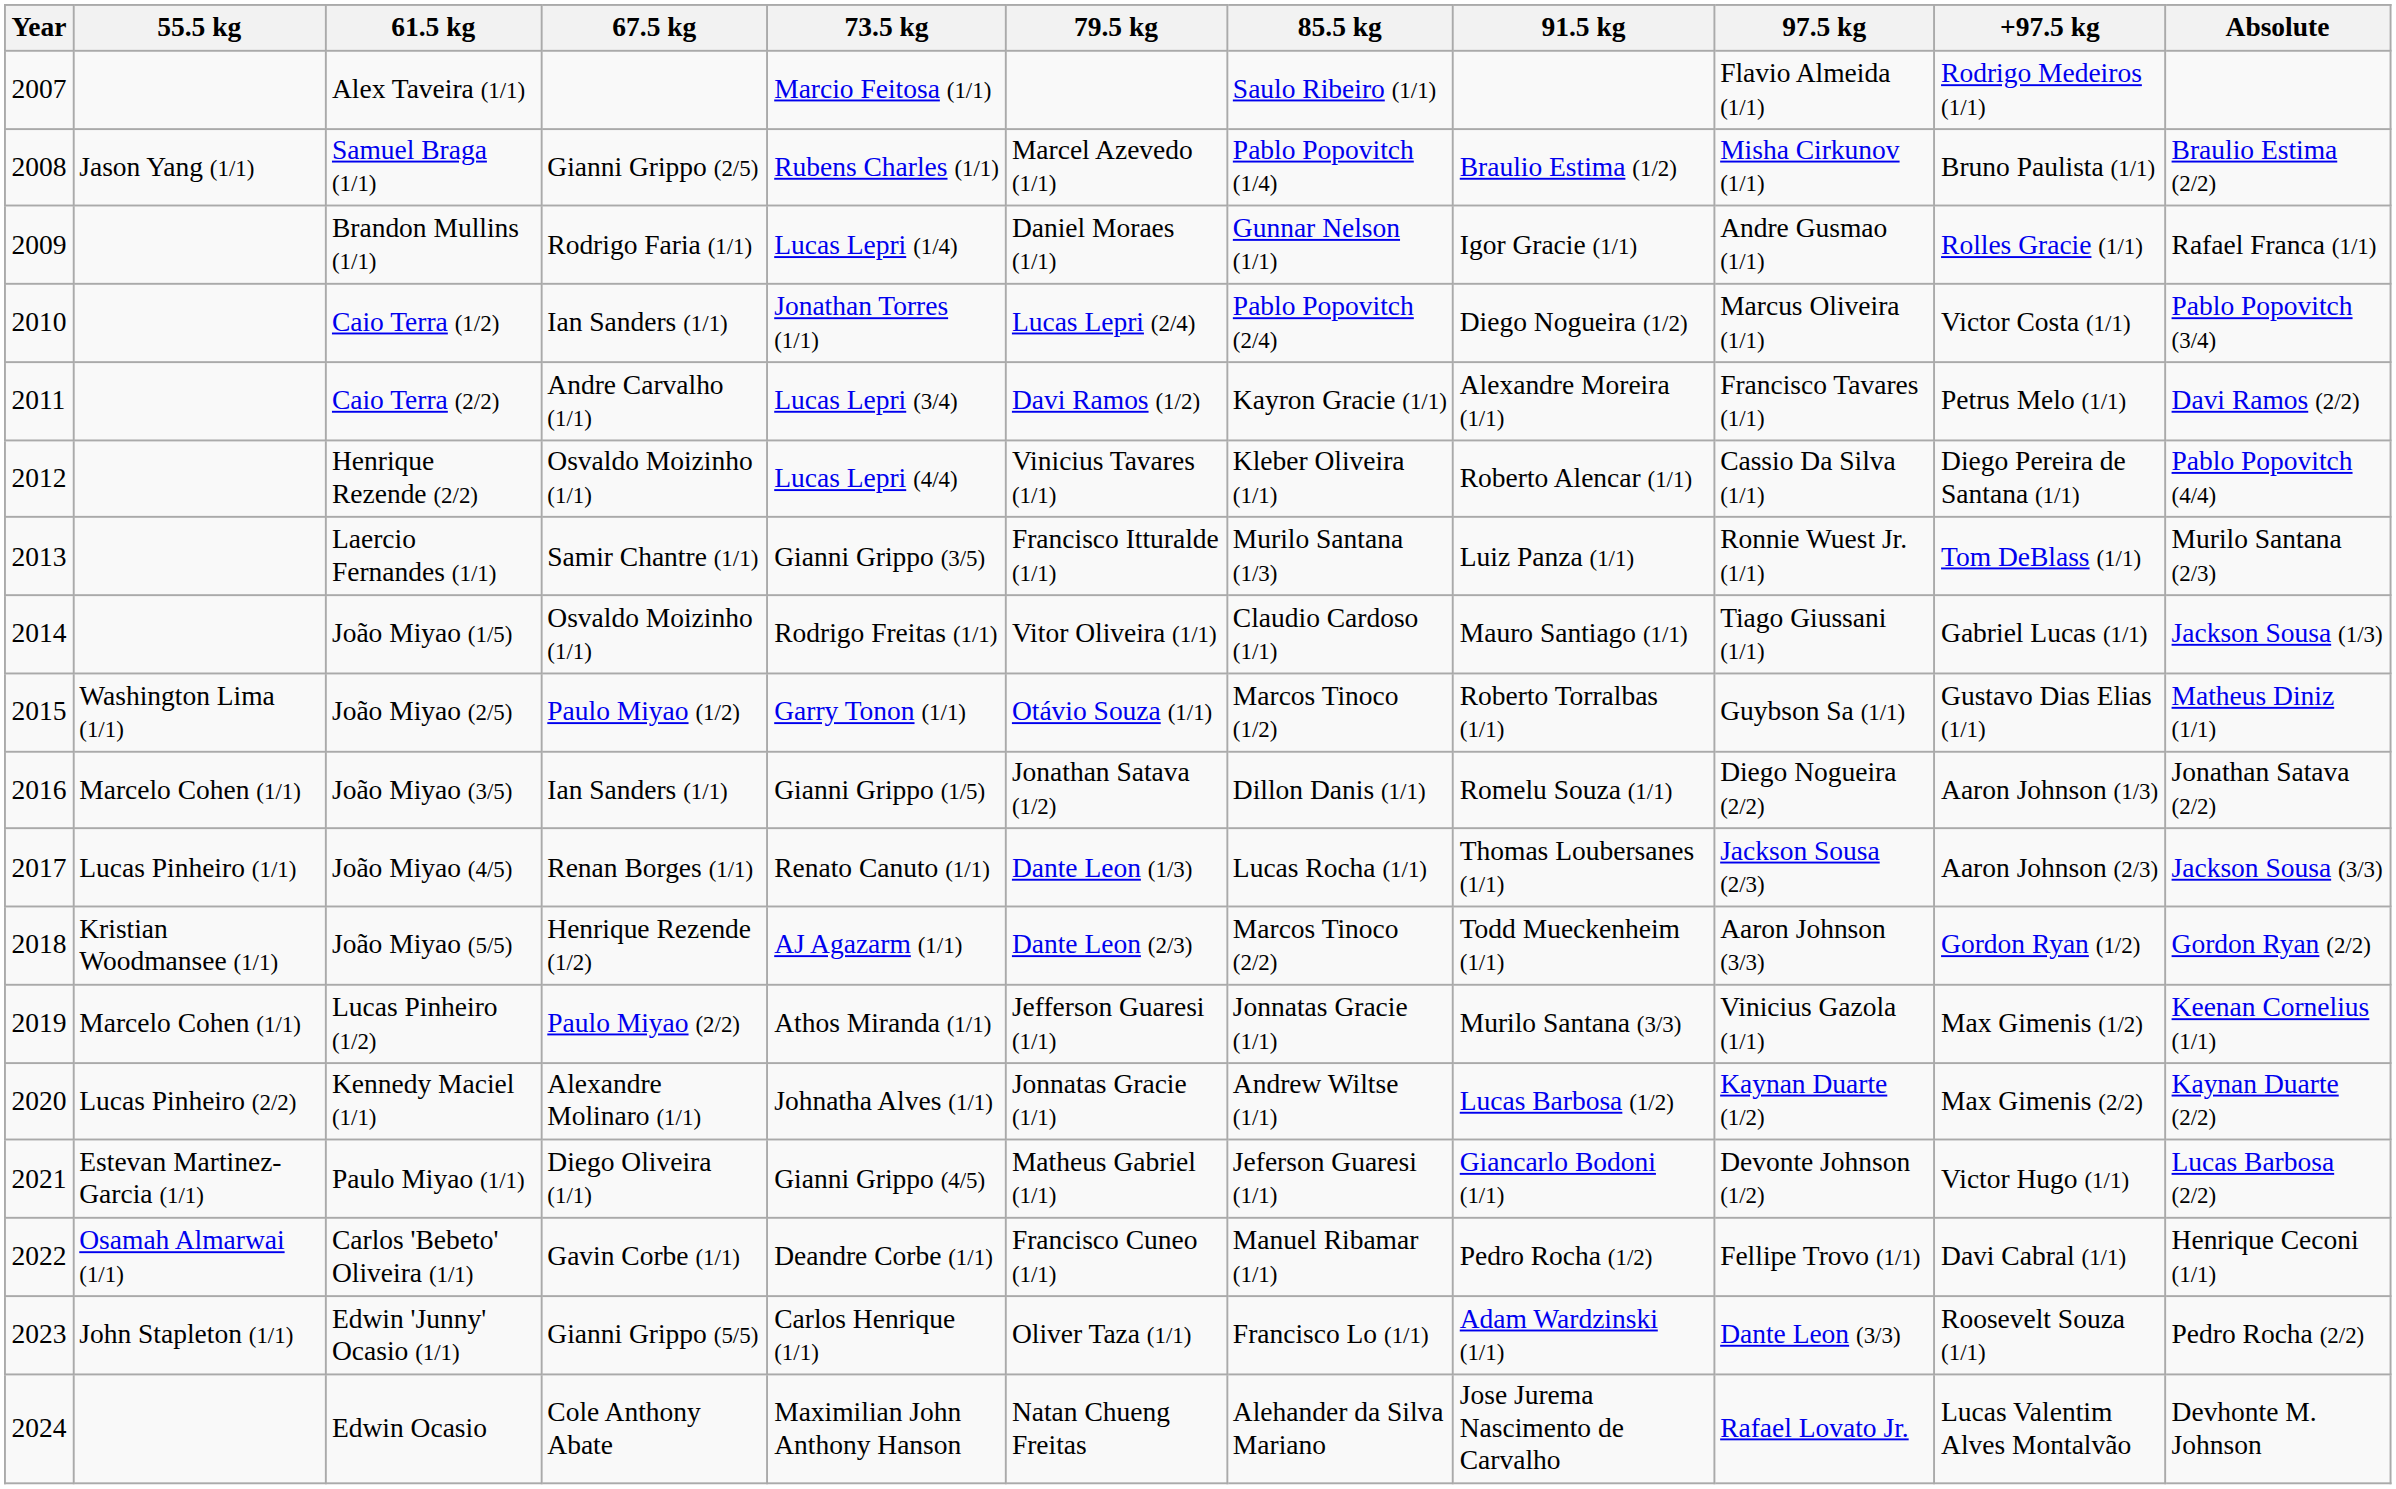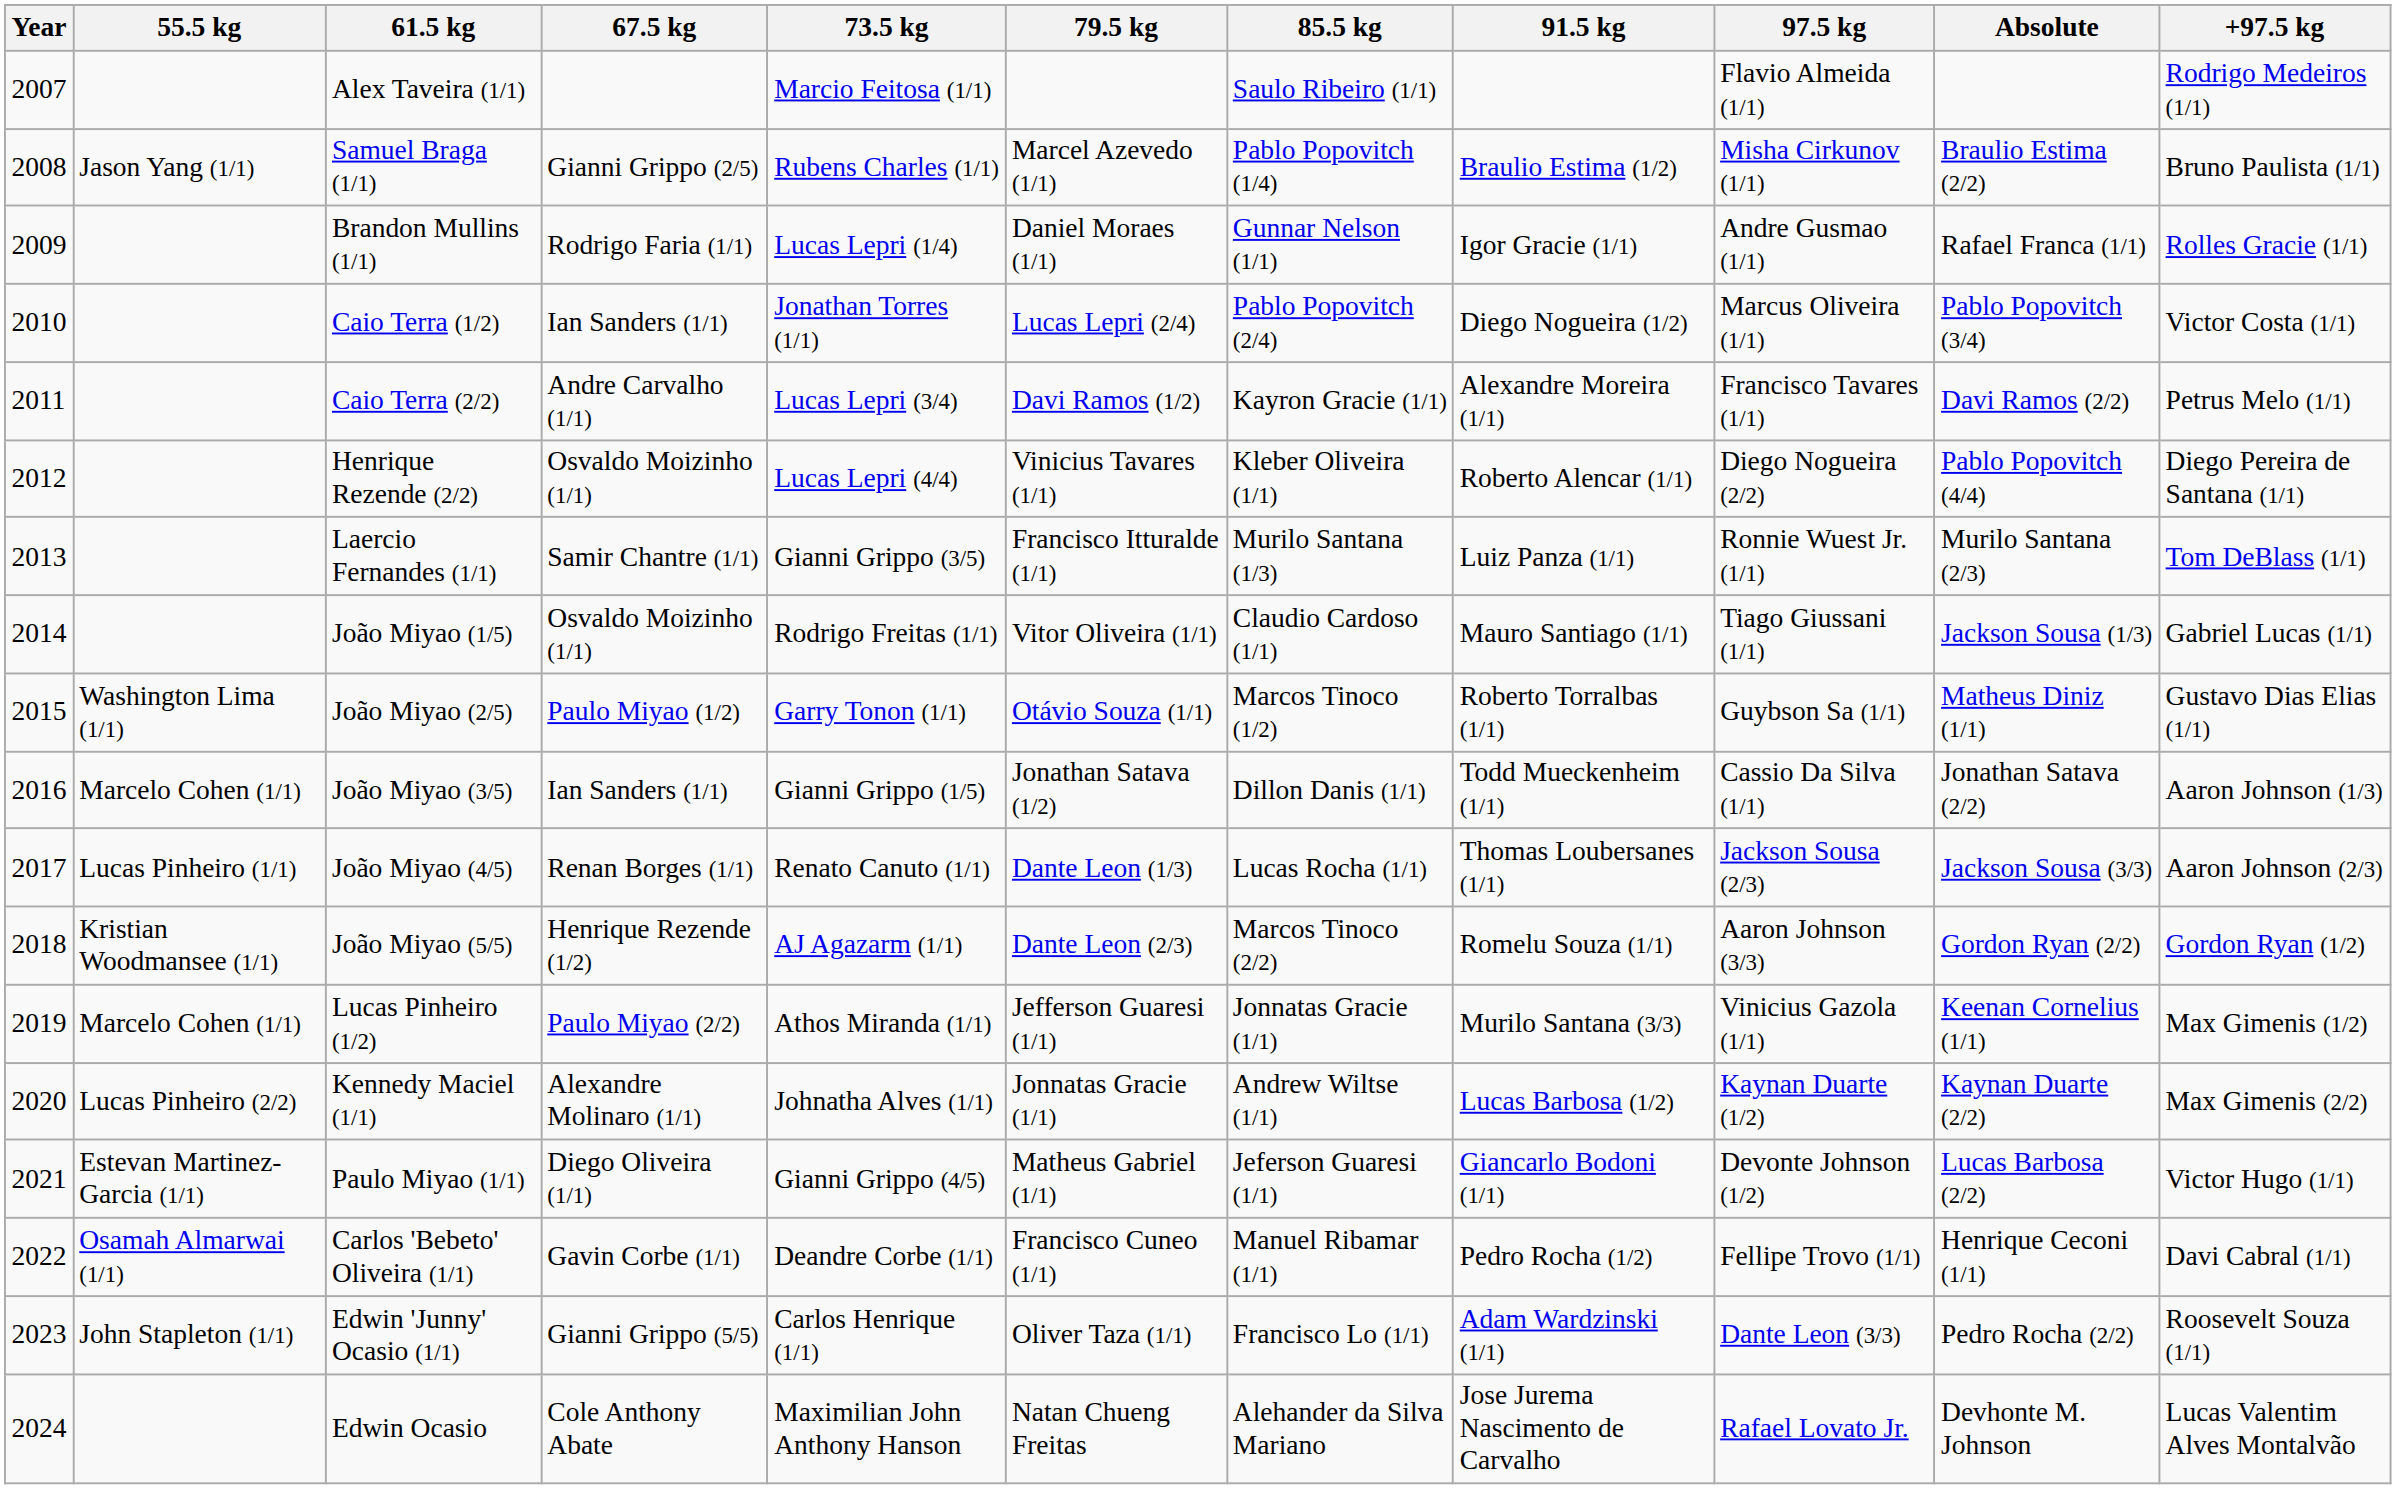columns swapped: (2050, 27) <-> (2277, 27)
(1808, 478) Cassio Da Silva (1/1) -> (1808, 478) Diego Nogueira (2/2)
(1566, 789) Romelu Souza (1/1) -> (1570, 789) Todd Mueckenheim (1/1)
(1808, 789) Diego Nogueira (2/2) -> (1808, 789) Cassio Da Silva (1/1)
(1570, 945) Todd Mueckenheim (1/1) -> (1566, 945) Romelu Souza (1/1)
